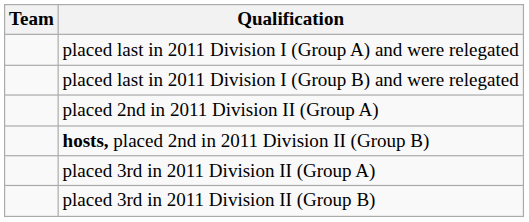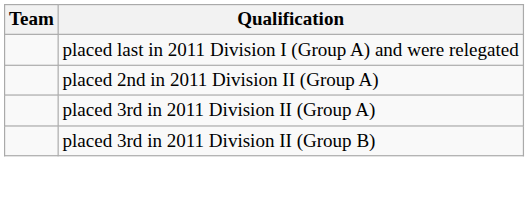- row: (291, 79)
- row: (246, 140)
